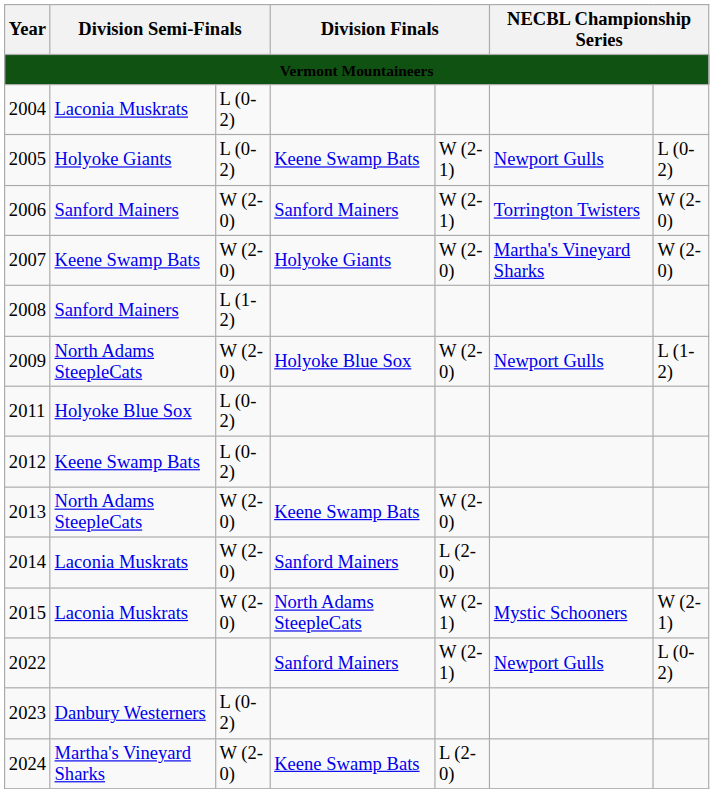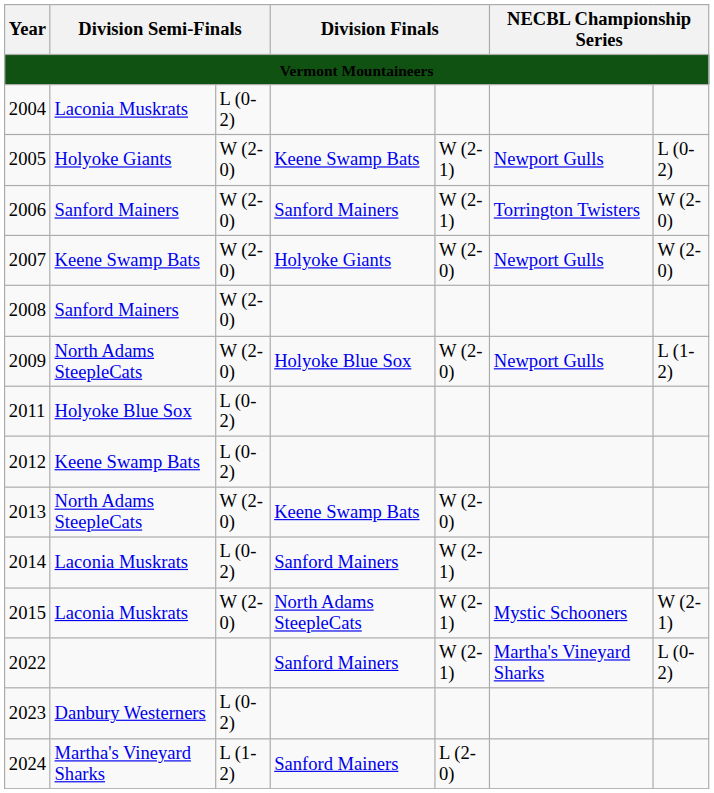(238, 159) L (0-2) -> (241, 159) W (2-0)
(562, 260) Martha's Vineyard Sharks -> (549, 260) Newport Gulls
(238, 310) L (1-2) -> (241, 310) W (2-0)
(241, 562) W (2-0) -> (238, 562) L (0-2)
(458, 562) L (2-0) -> (461, 562) W (2-1)
(549, 662) Newport Gulls -> (562, 662) Martha's Vineyard Sharks
(241, 763) W (2-0) -> (238, 763) L (1-2)
(347, 763) Keene Swamp Bats -> (336, 763) Sanford Mainers
